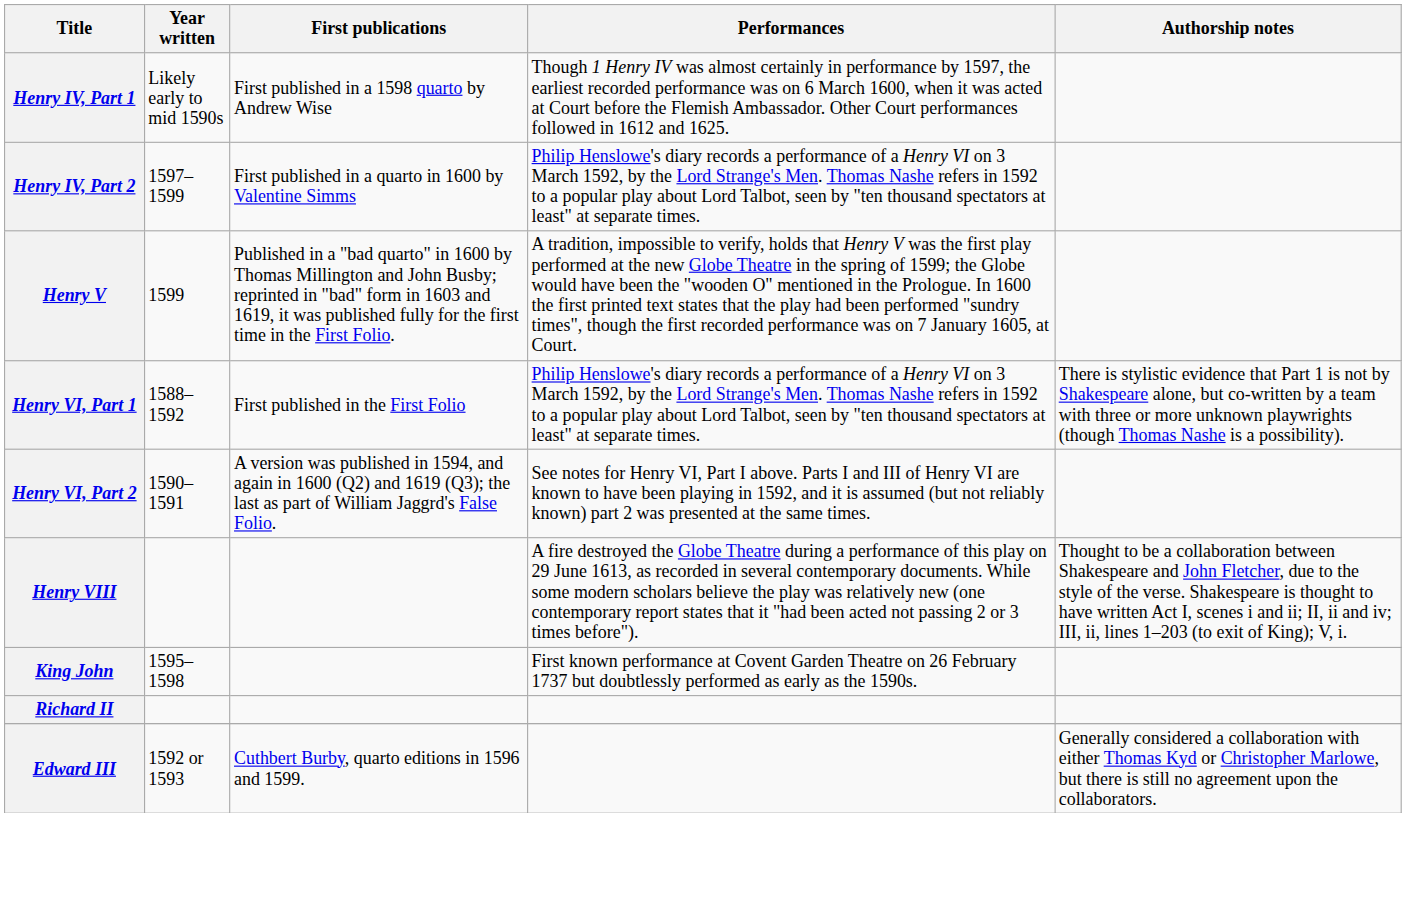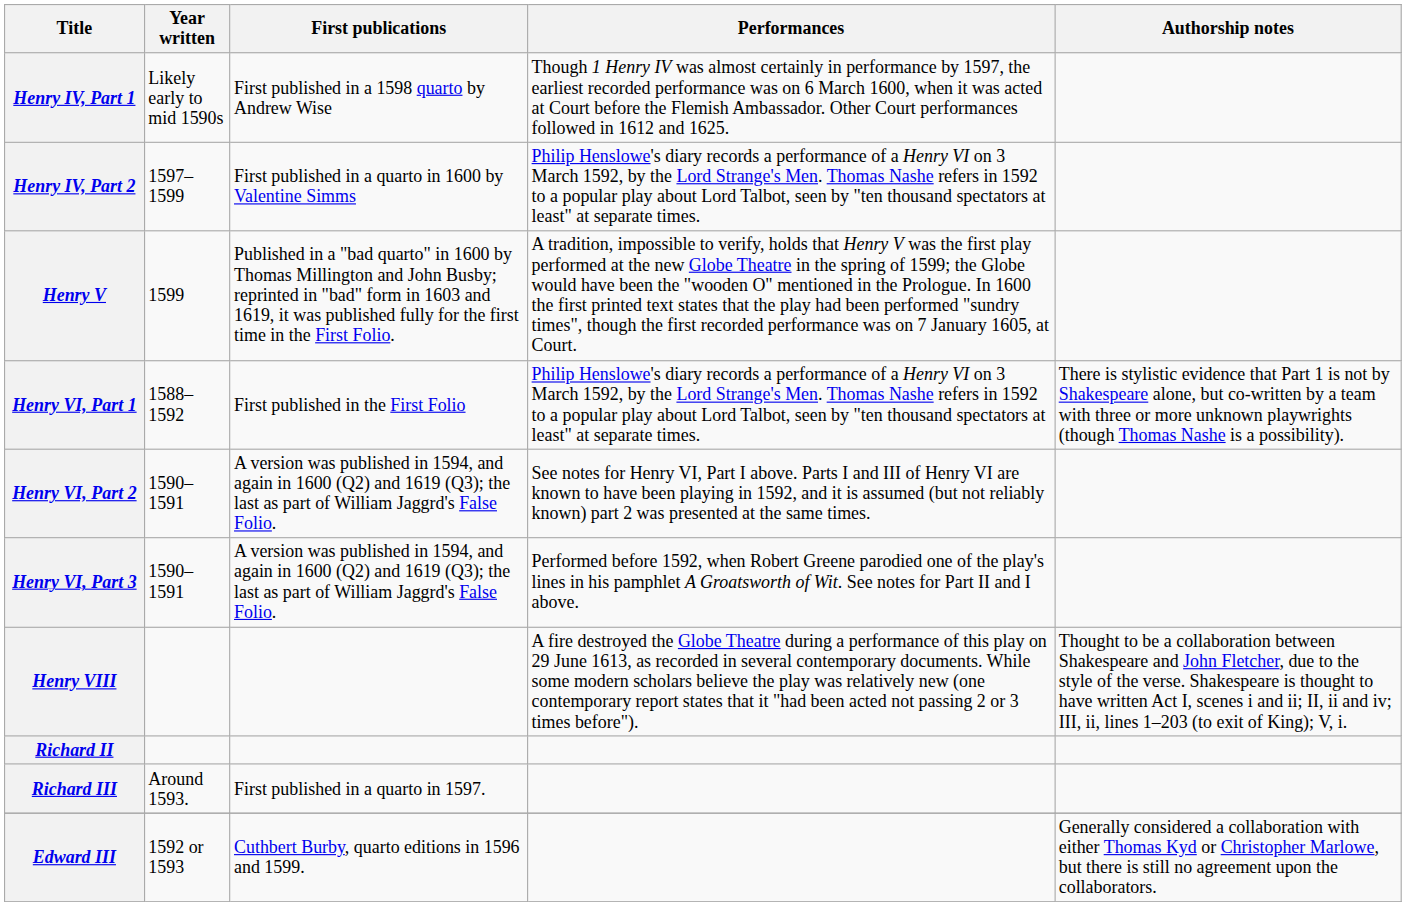+ row: (74, 582)
- row: (74, 671)
+ row: (74, 788)
